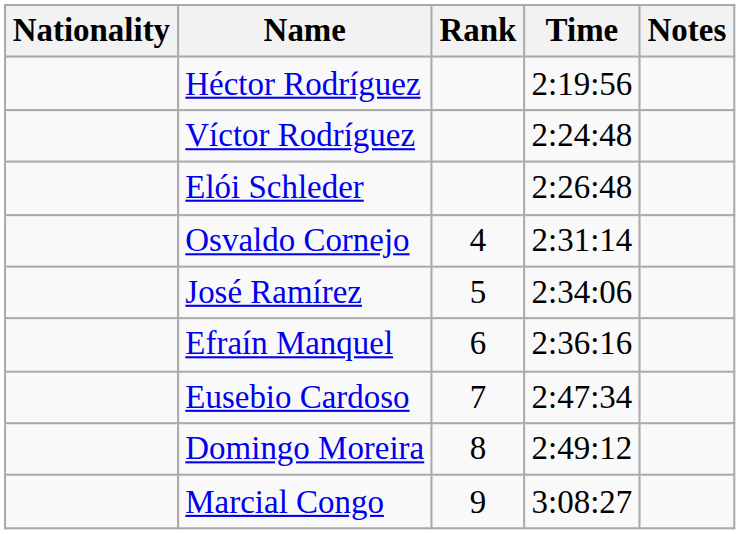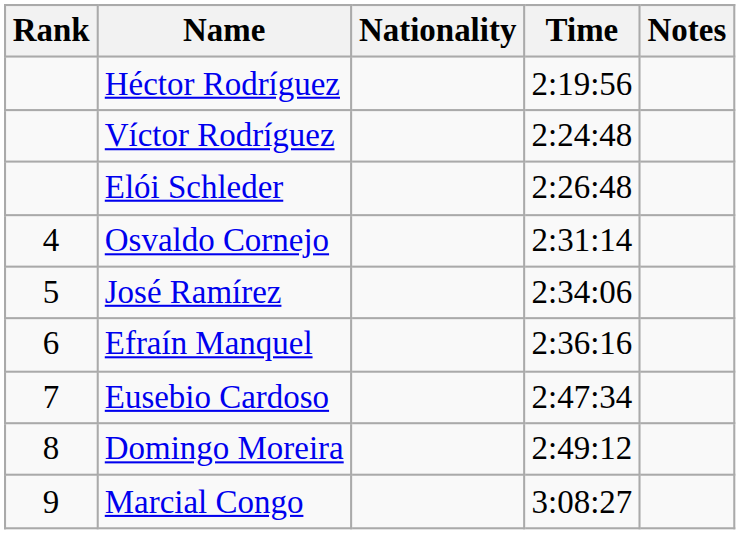columns swapped: (478, 30) <-> (91, 30)
